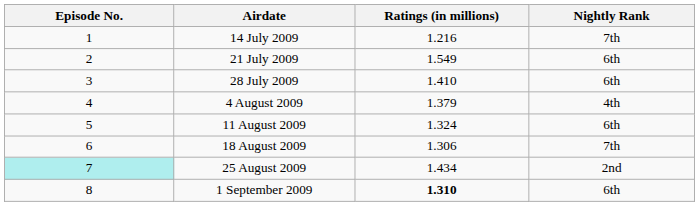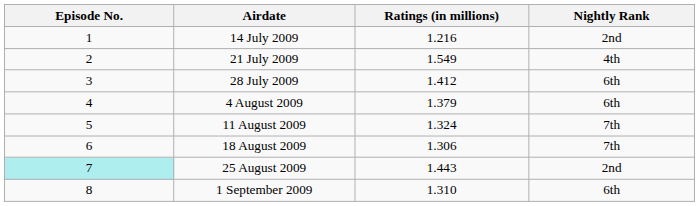(612, 37) 7th -> (612, 37) 2nd
(612, 59) 6th -> (612, 59) 4th
(442, 81) 1.410 -> (442, 81) 1.412
(612, 103) 4th -> (612, 103) 6th
(612, 125) 6th -> (612, 125) 7th
(442, 168) 1.434 -> (442, 168) 1.443
(442, 190) bold -> (442, 190) normal
